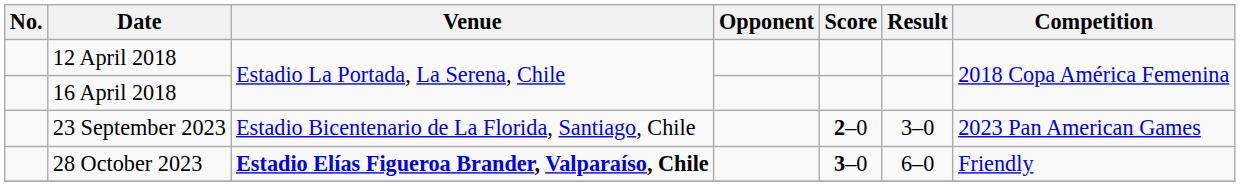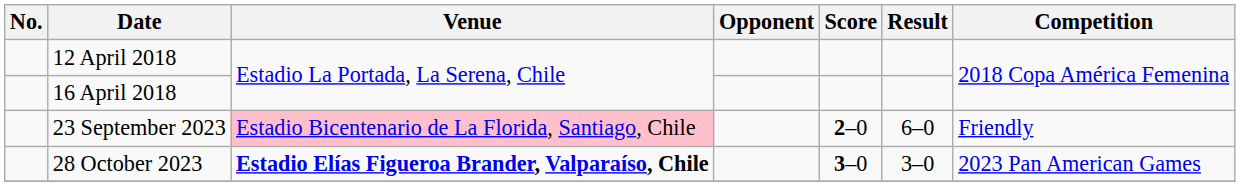(466, 127) no background -> (466, 127) pink background
(918, 127) 3–0 -> (918, 127) 6–0
(1080, 127) 2023 Pan American Games -> (996, 127) Friendly
(918, 163) 6–0 -> (918, 163) 3–0
(996, 163) Friendly -> (1080, 163) 2023 Pan American Games
